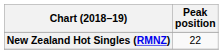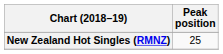(195, 40) 22 -> (195, 40) 25
